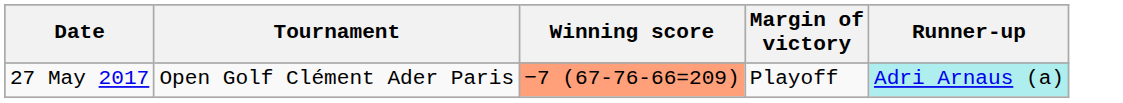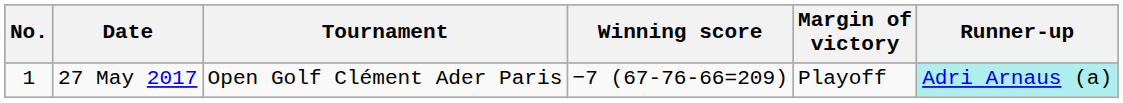+ column: (29, 34)
(632, 80) lightsalmon background -> (680, 80) no background
